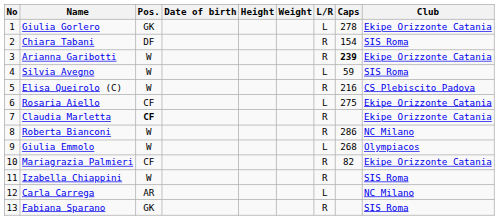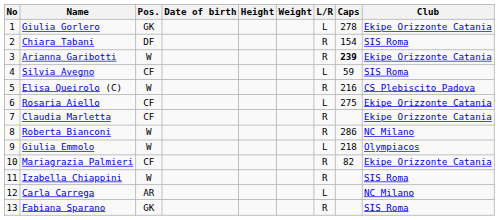(149, 72) W -> (149, 72) CF
(149, 117) bold -> (149, 117) normal
(349, 147) 268 -> (349, 147) 218
